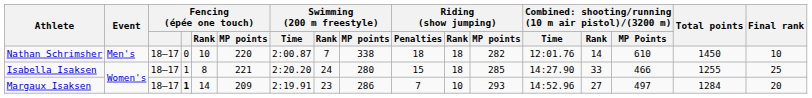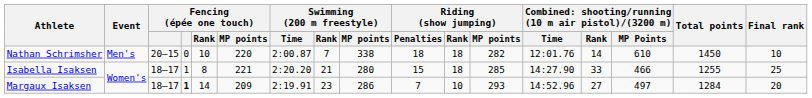(165, 54) 18–17 -> (165, 54) 20–15
(326, 69) 24 -> (326, 69) 21
